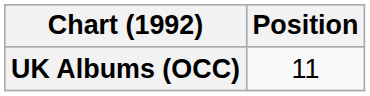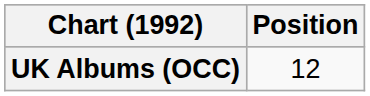(305, 68) 11 -> (305, 68) 12
